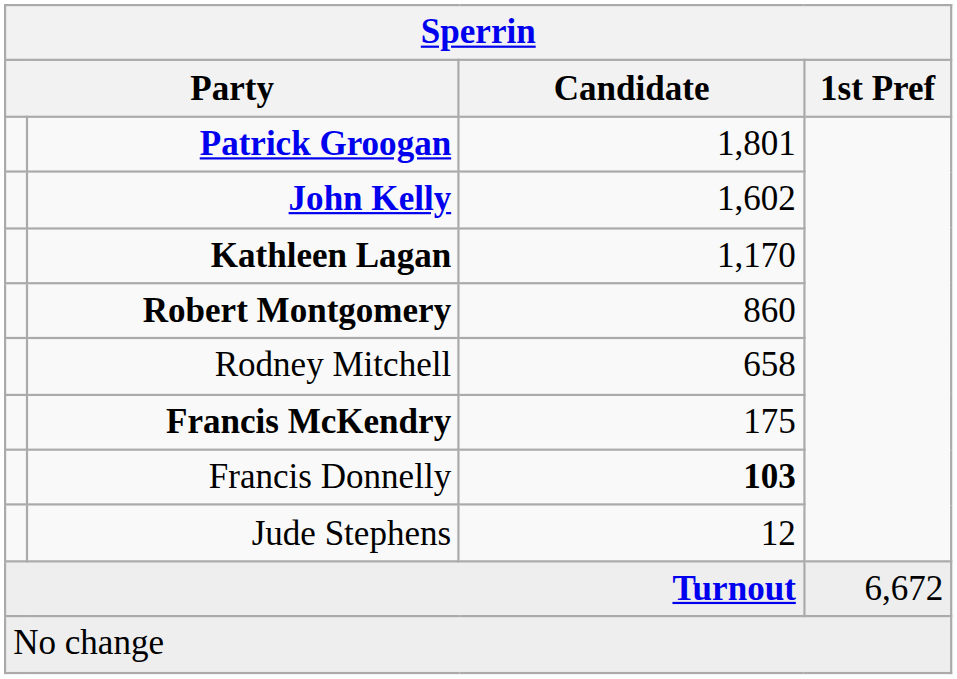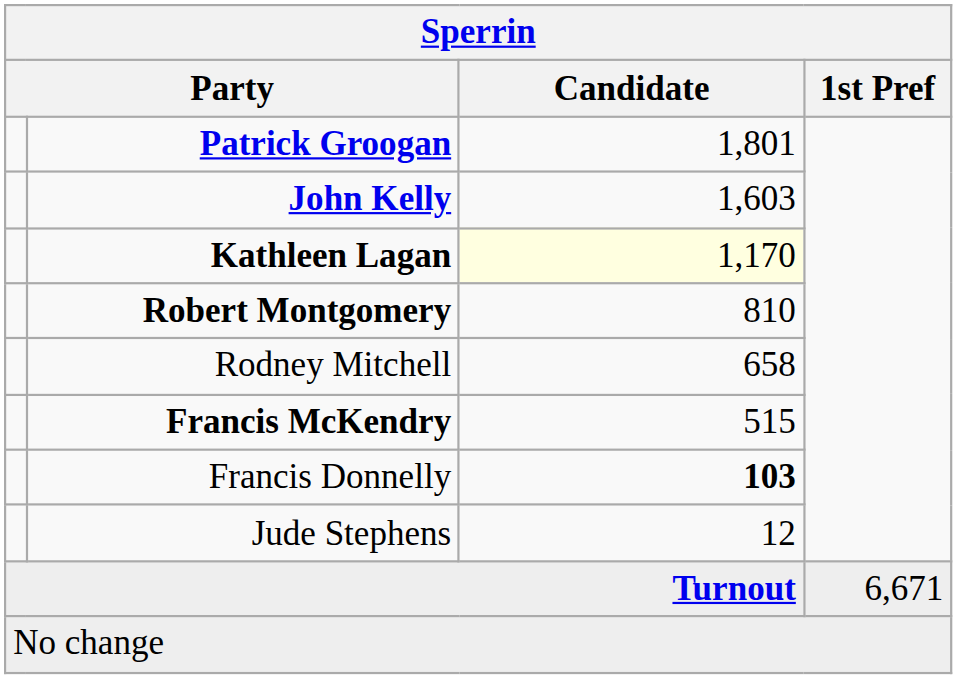(756, 198) 1,602 -> (756, 198) 1,603
(756, 254) no background -> (756, 254) lightyellow background
(770, 310) 860 -> (770, 310) 810
(770, 421) 175 -> (770, 421) 515
(904, 587) 6,672 -> (904, 587) 6,671
